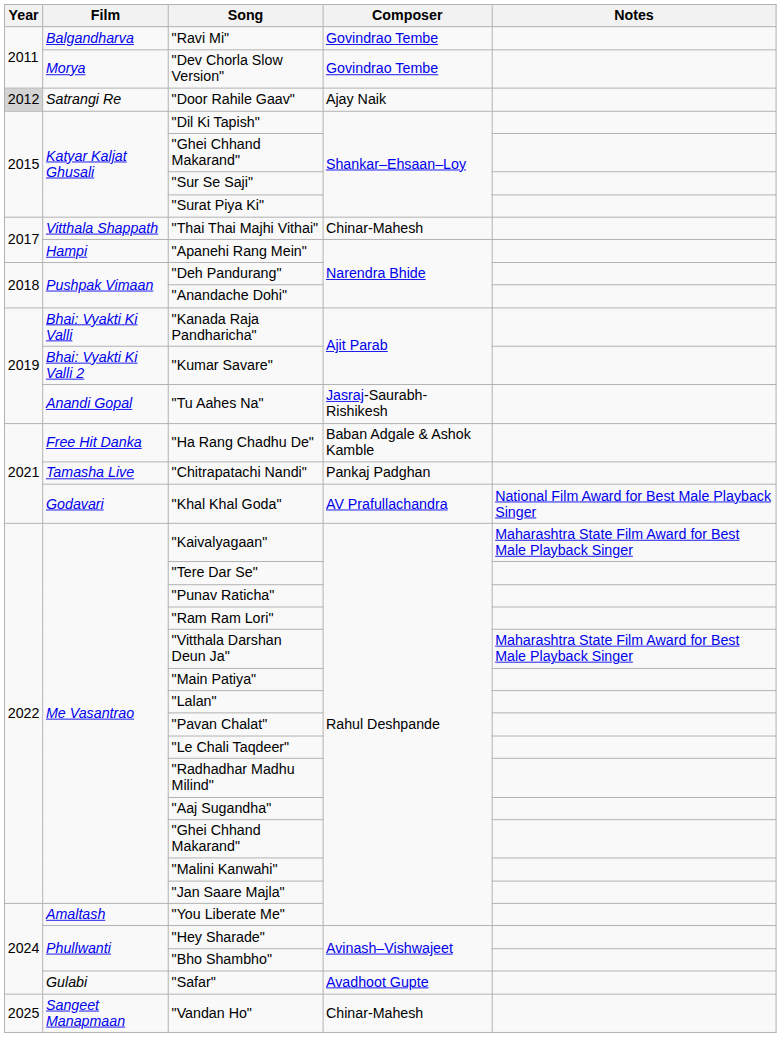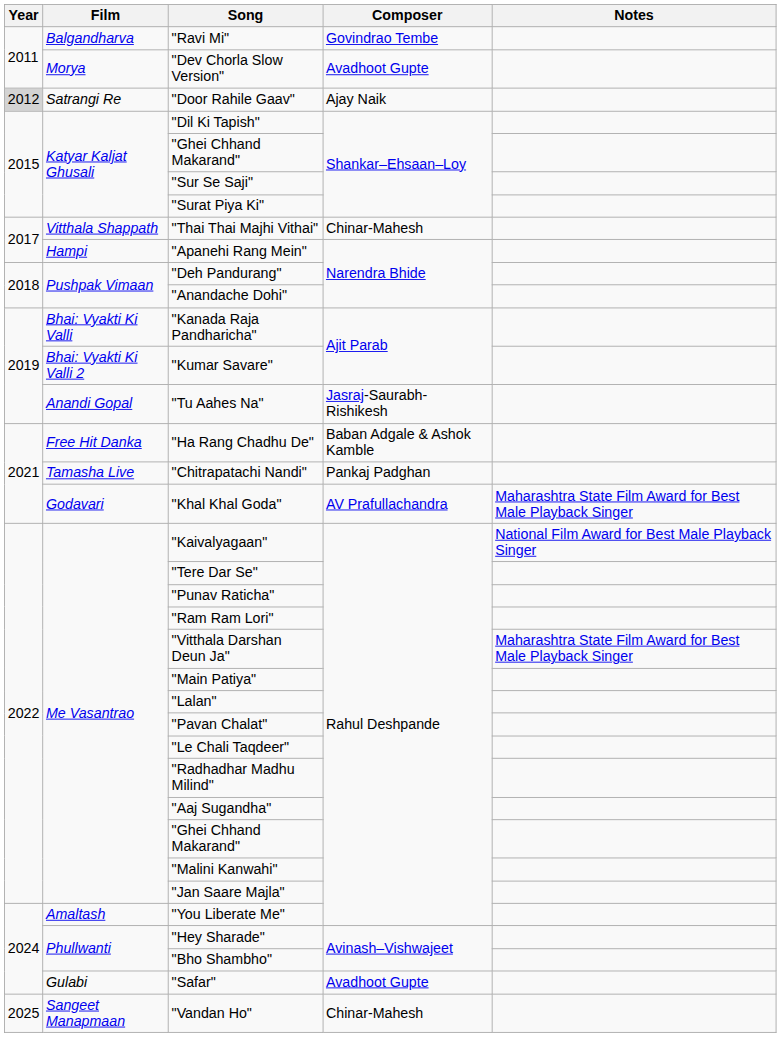(382, 68) Govindrao Tembe -> (377, 68) Avadhoot Gupte
(633, 503) National Film Award for Best Male Playback Singer -> (617, 503) Maharashtra State Film Award for Best Male Playback Singer
(617, 542) Maharashtra State Film Award for Best Male Playback Singer -> (633, 542) National Film Award for Best Male Playback Singer
